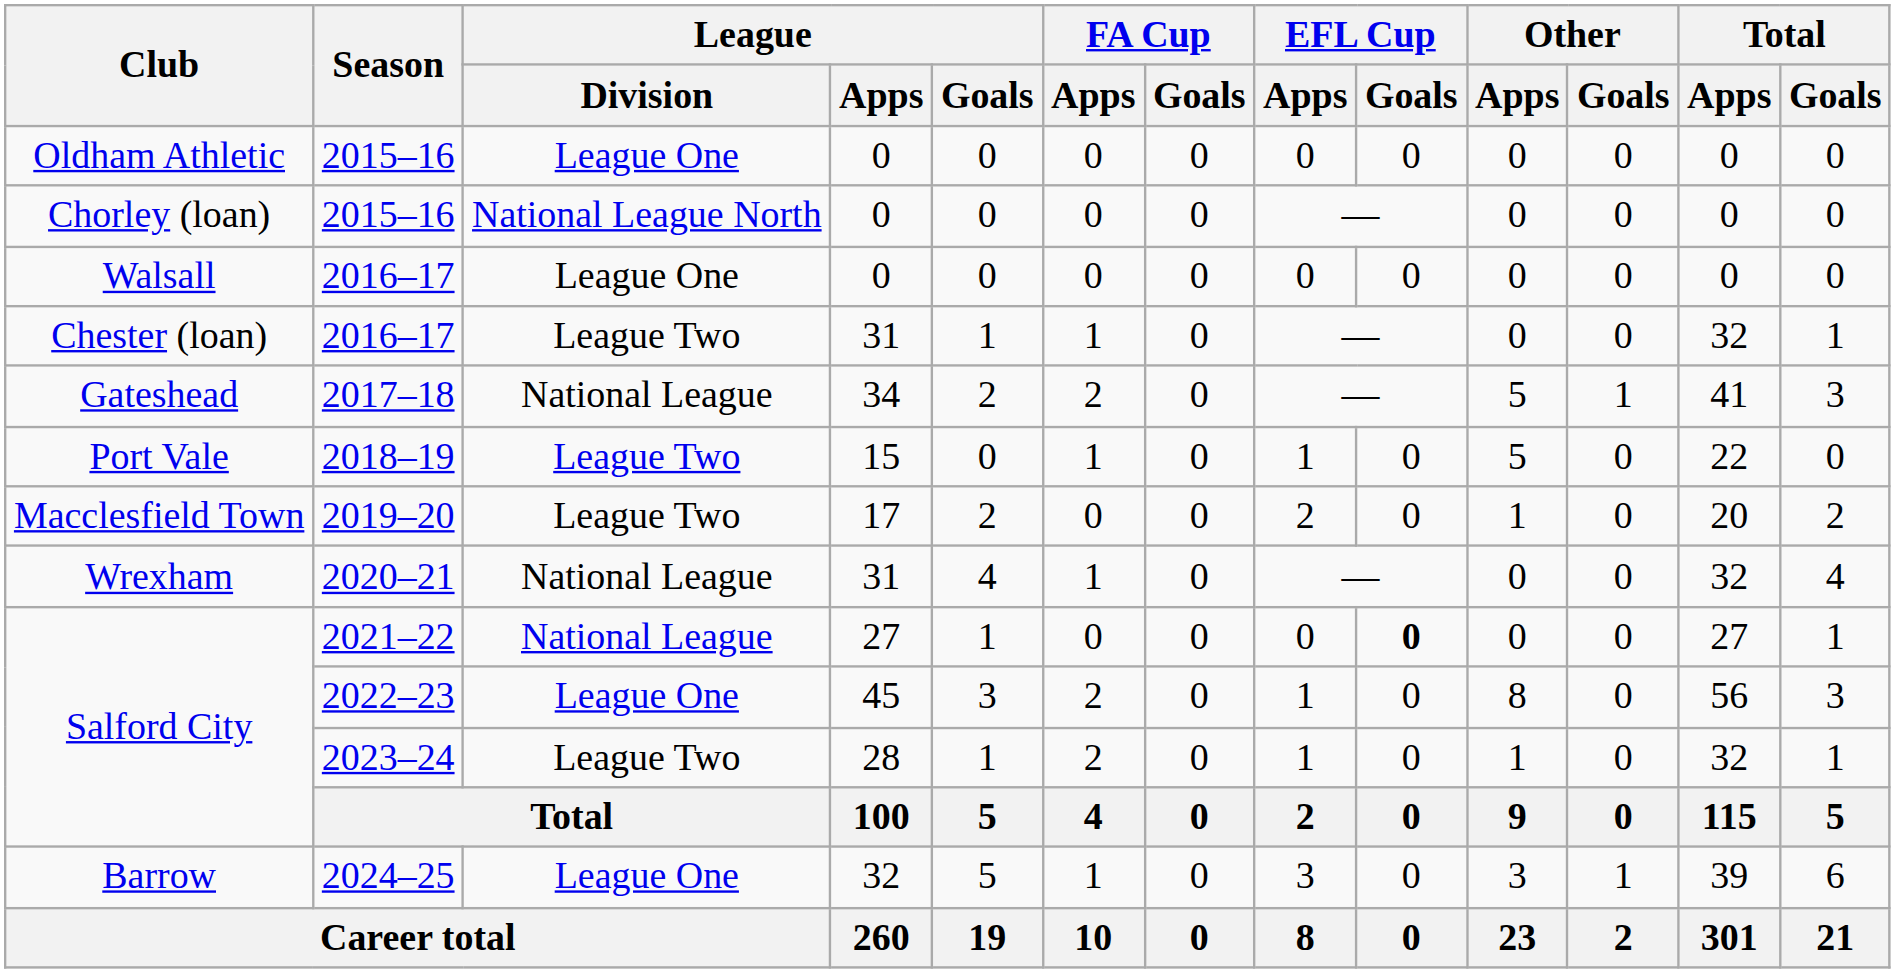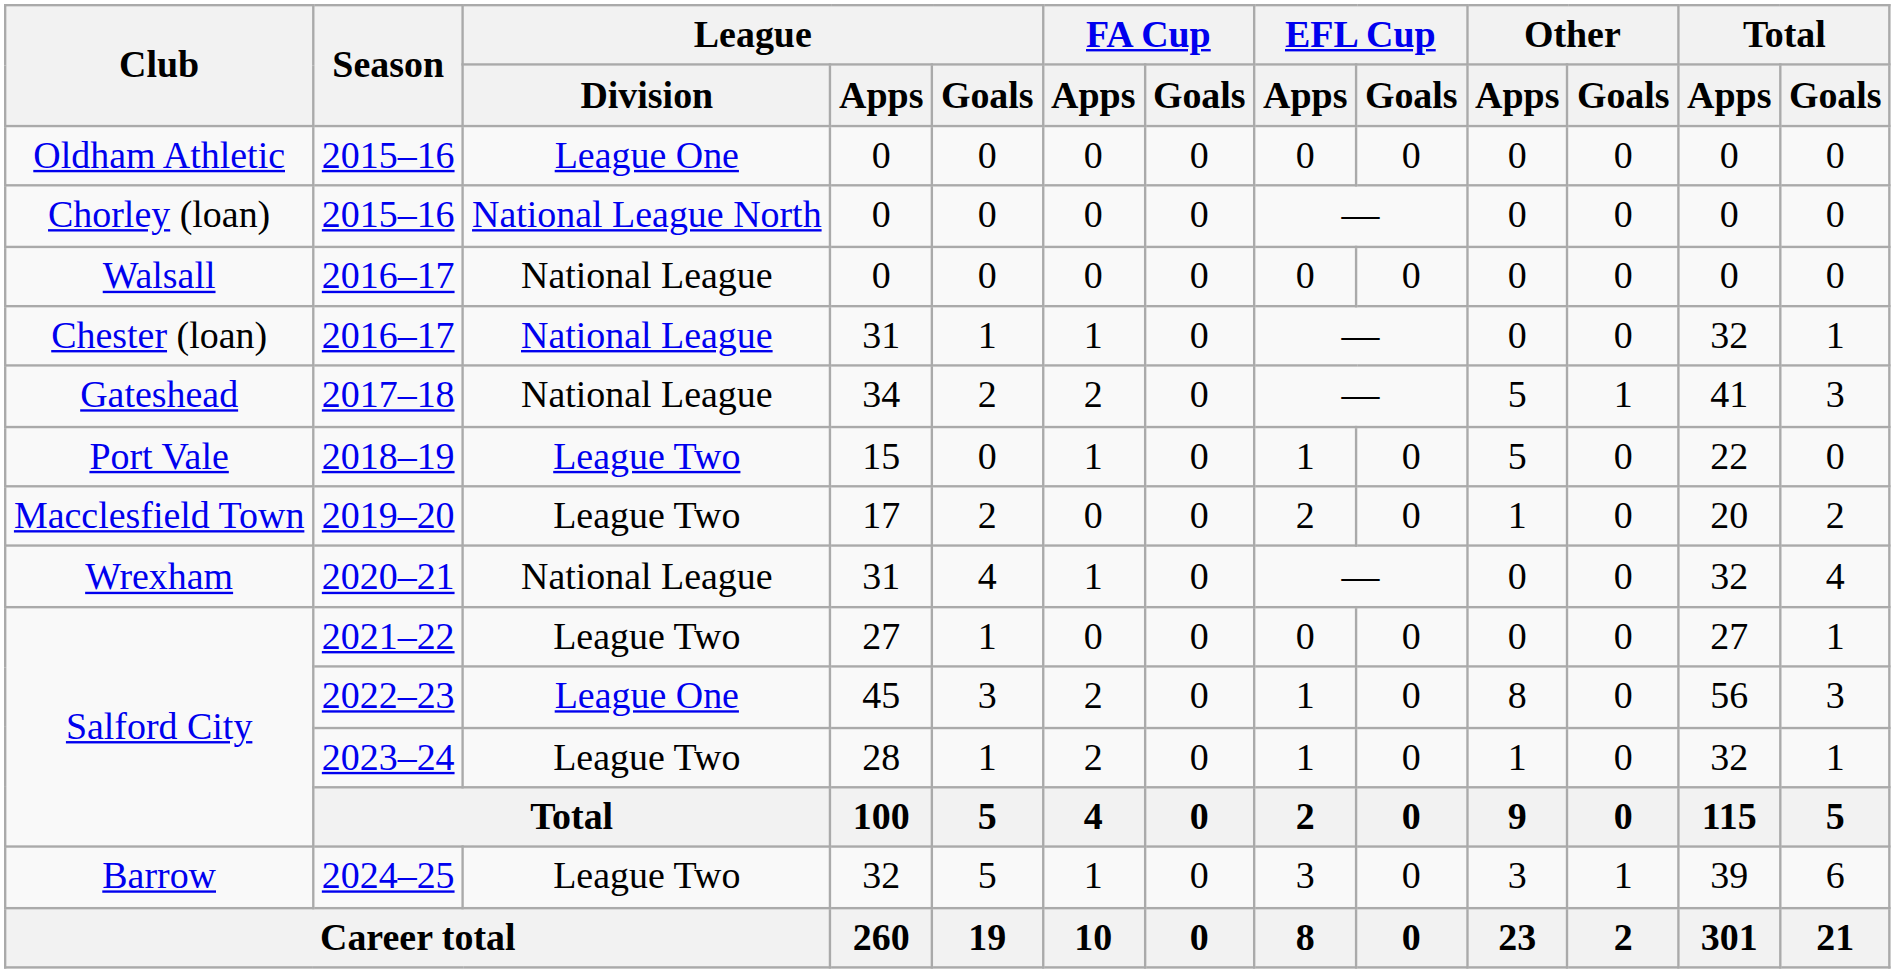(647, 275) League One -> (647, 275) National League
(647, 335) League Two -> (647, 335) National League
(647, 635) National League -> (647, 635) League Two
(1411, 635) bold -> (1411, 635) normal
(647, 876) League One -> (647, 876) League Two
